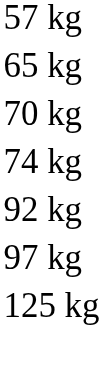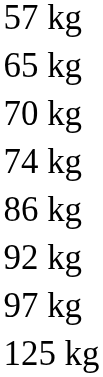+ row: (43, 209)
